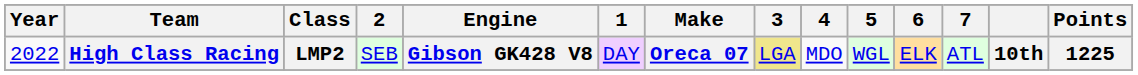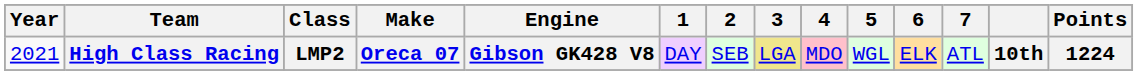columns swapped: (699, 21) <-> (379, 21)
(35, 54) 2022 -> (35, 54) 2021
(824, 54) no background -> (824, 54) pink background
(1090, 54) 1225 -> (1090, 54) 1224
